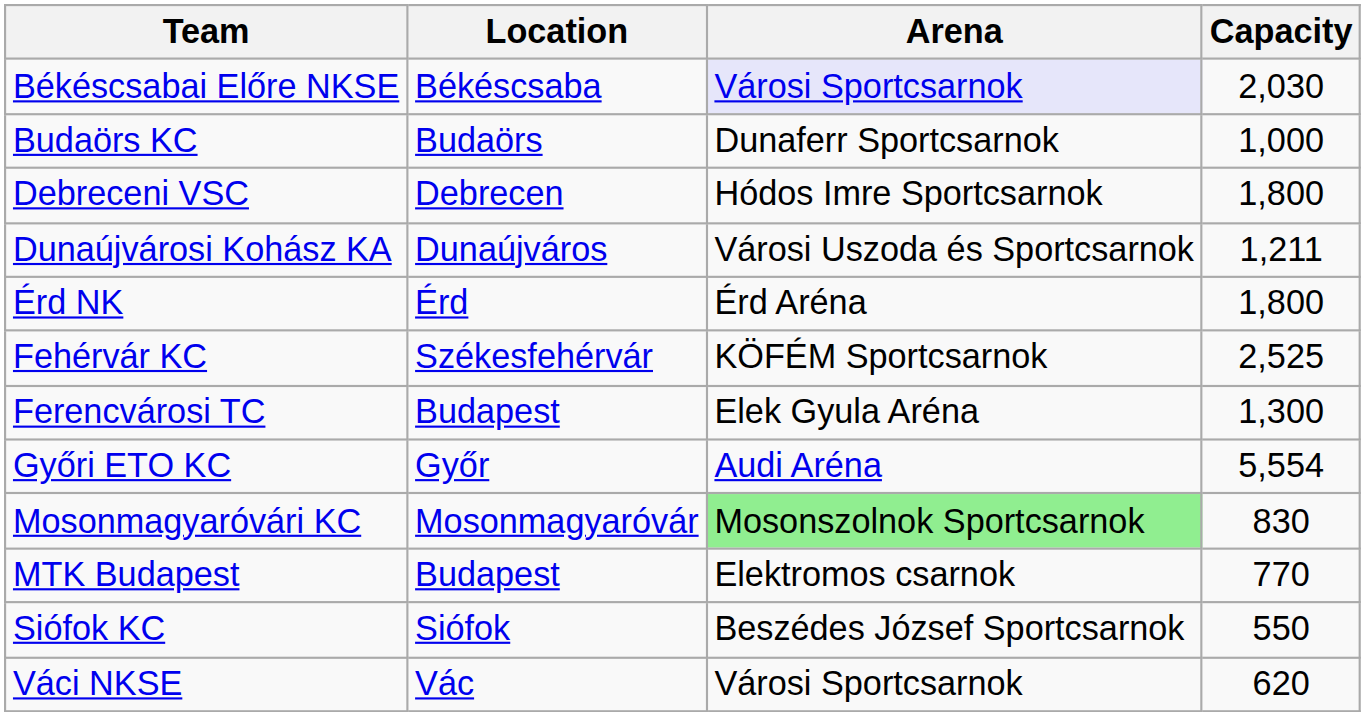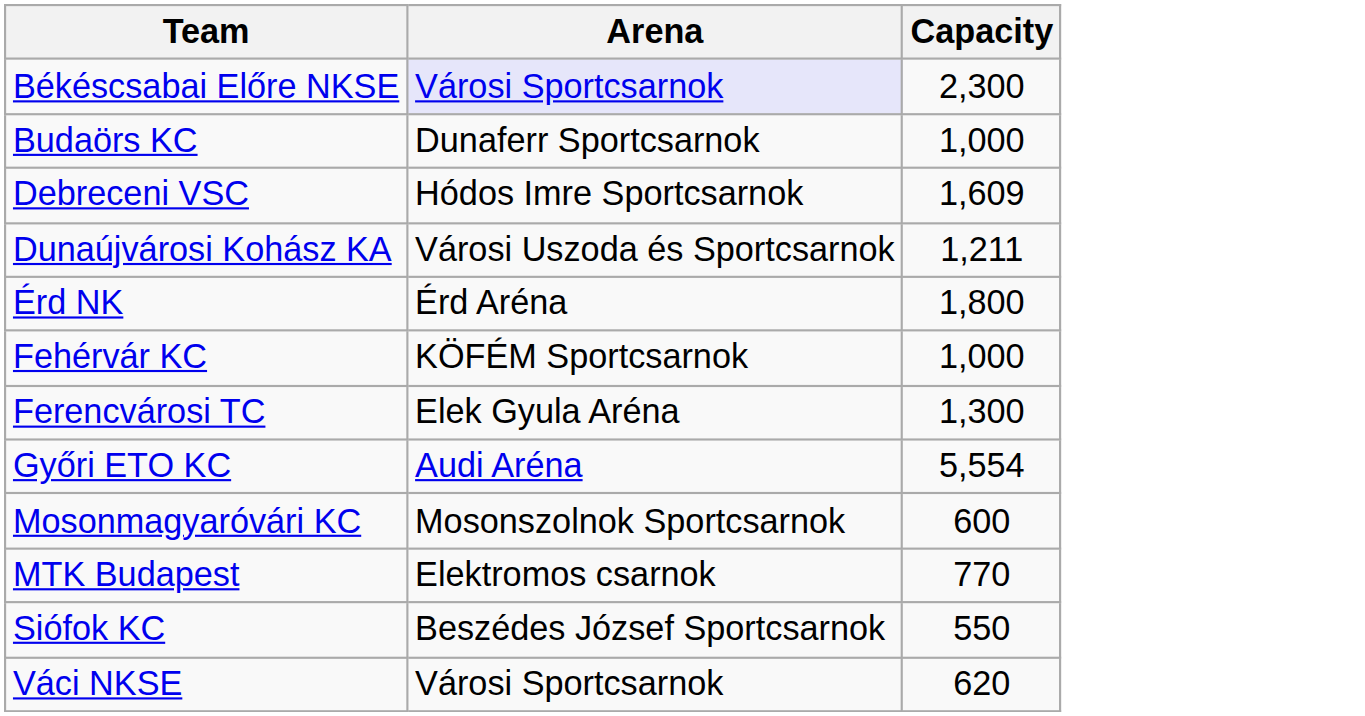- column: (557, 31)
(1281, 85) 2,030 -> (982, 85) 2,300
(1281, 194) 1,800 -> (982, 194) 1,609
(1281, 357) 2,525 -> (982, 357) 1,000
(929, 520) lightgreen background -> (630, 520) no background
(1281, 520) 830 -> (982, 520) 600
